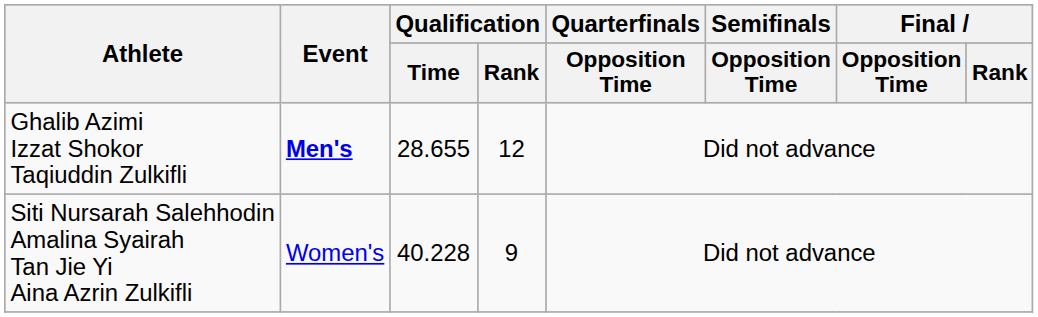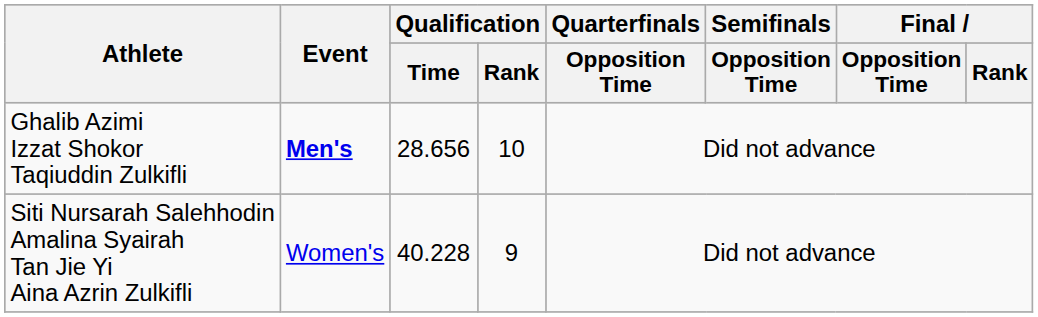(434, 149) 28.655 -> (434, 149) 28.656
(511, 149) 12 -> (511, 149) 10
